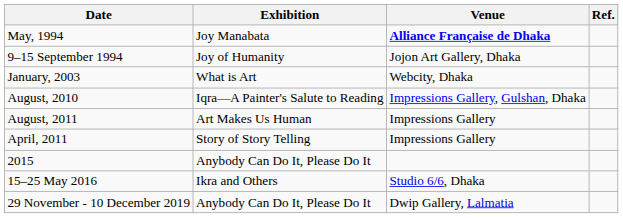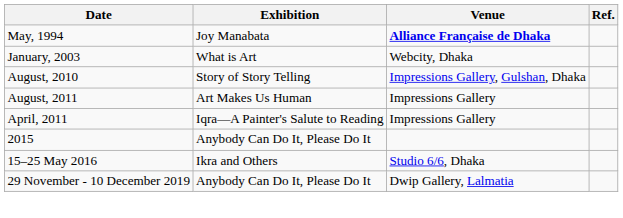- row: (65, 56)
(290, 98) Iqra—A Painter's Salute to Reading -> (253, 77) Story of Story Telling
(253, 139) Story of Story Telling -> (290, 118) Iqra—A Painter's Salute to Reading
